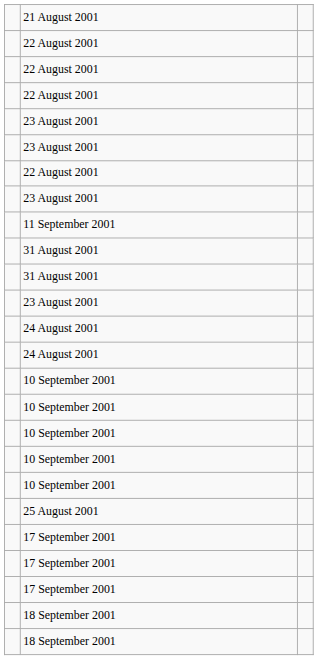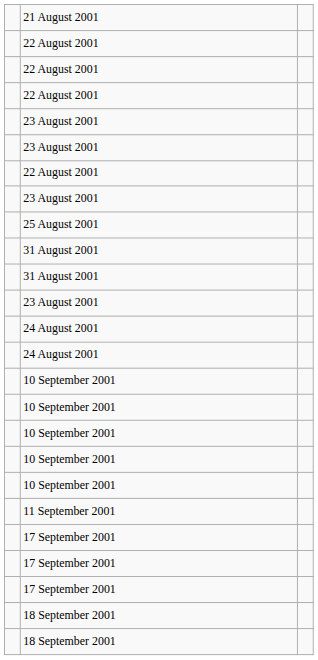rows swapped: (12, 511) <-> (12, 225)
